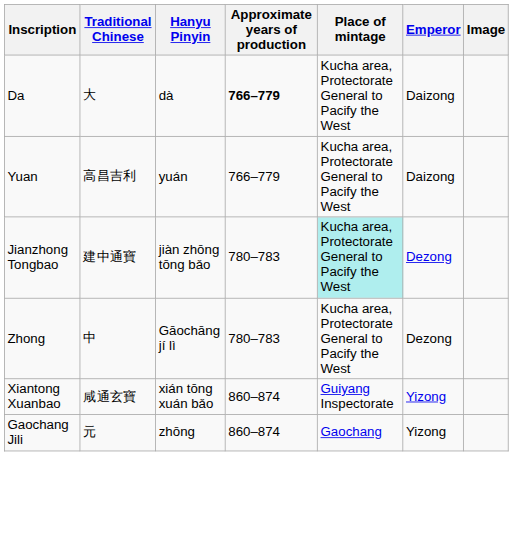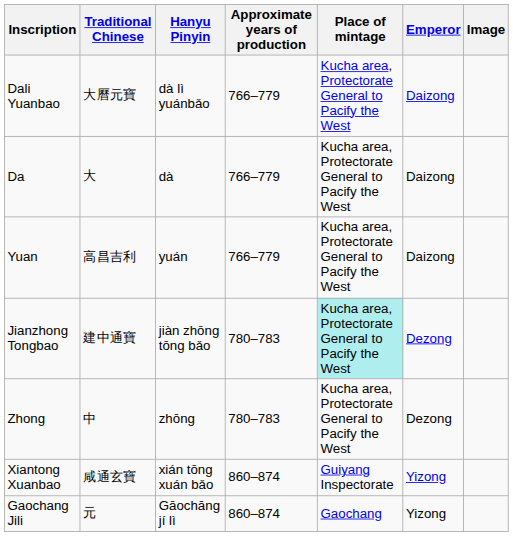+ row: (34, 95)
(254, 95) bold -> (254, 176) normal
(189, 338) Gāochāng jí lì -> (177, 419) zhōng
(177, 432) zhōng -> (189, 513) Gāochāng jí lì
